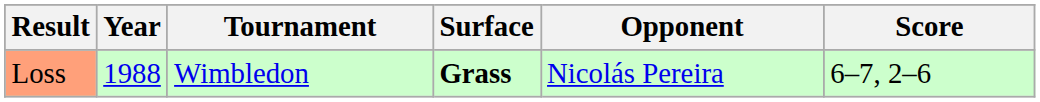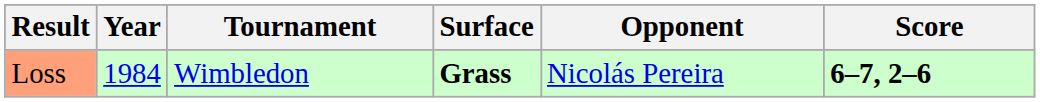(132, 73) 1988 -> (132, 73) 1984
(881, 73) normal -> (881, 73) bold
